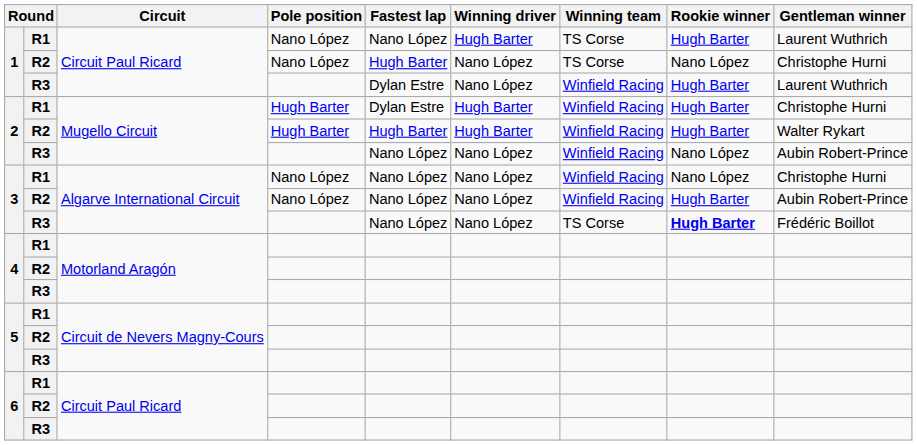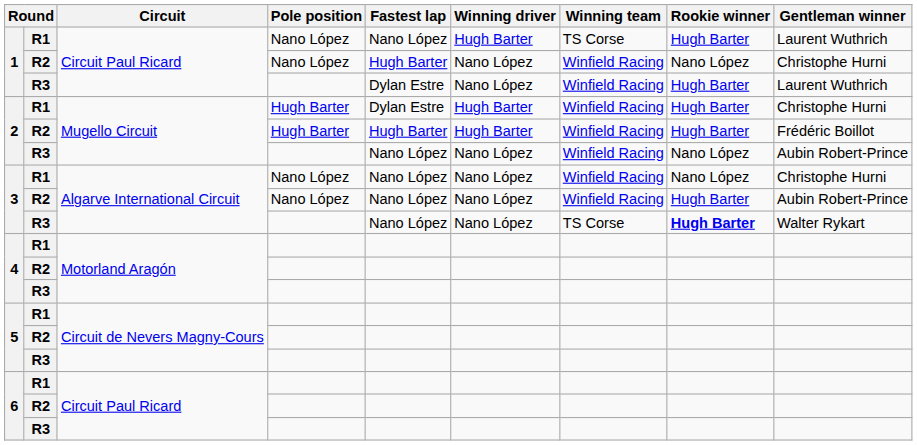(594, 61) TS Corse -> (613, 61) Winfield Racing
(821, 130) Walter Rykart -> (826, 130) Frédéric Boillot
(826, 222) Frédéric Boillot -> (821, 222) Walter Rykart
